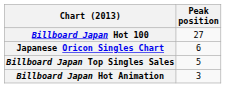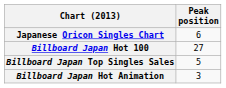rows swapped: (90, 49) <-> (90, 35)
